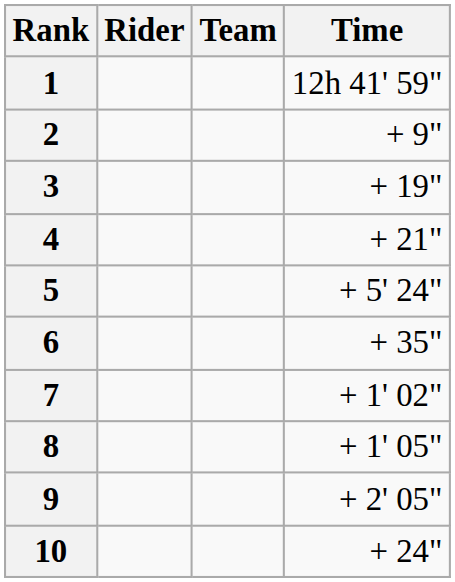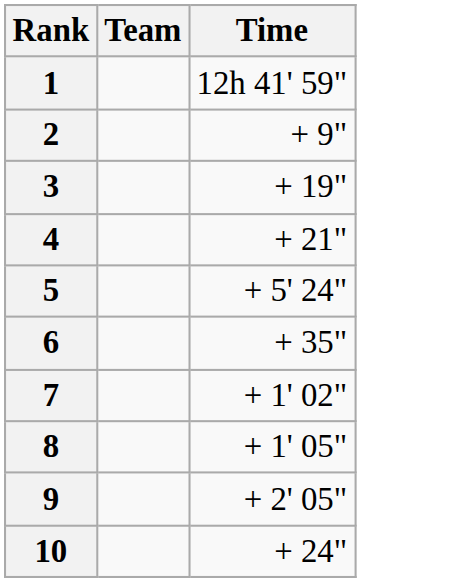- column: (144, 30)
